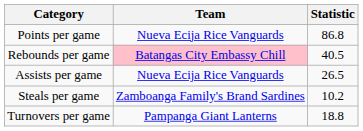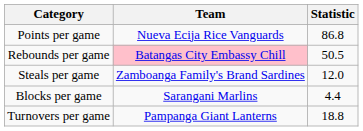(333, 55) 40.5 -> (333, 55) 50.5
- row: (59, 75)
(333, 95) 10.2 -> (333, 75) 12.0
+ row: (59, 95)
